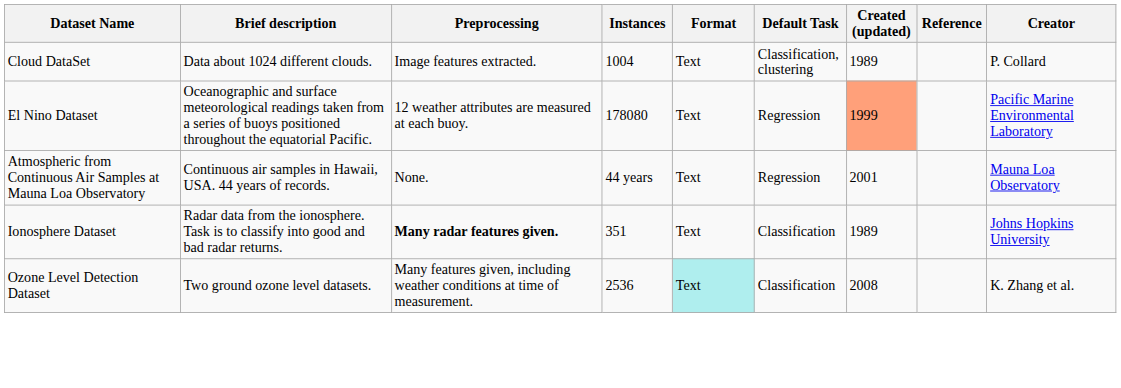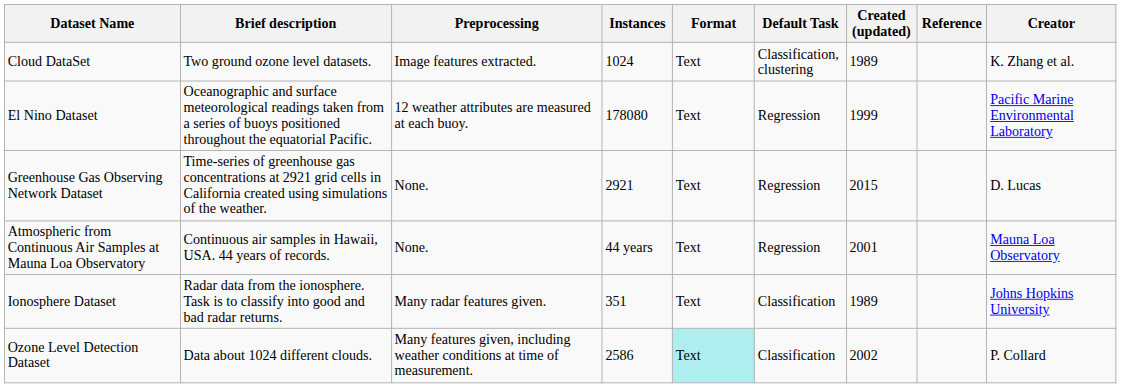(278, 61) Data about 1024 different clouds. -> (277, 61) Two ground ozone level datasets.
(620, 61) 1004 -> (620, 61) 1024
(1018, 61) P. Collard -> (1032, 61) K. Zhang et al.
(864, 115) lightsalmon background -> (864, 115) no background
+ row: (85, 185)
(476, 231) bold -> (470, 301) normal
(277, 285) Two ground ozone level datasets. -> (278, 355) Data about 1024 different clouds.
(620, 285) 2536 -> (620, 355) 2586
(864, 285) 2008 -> (864, 355) 2002
(1032, 285) K. Zhang et al. -> (1018, 355) P. Collard
